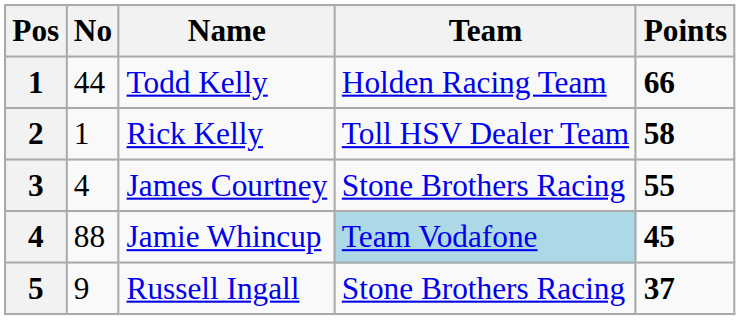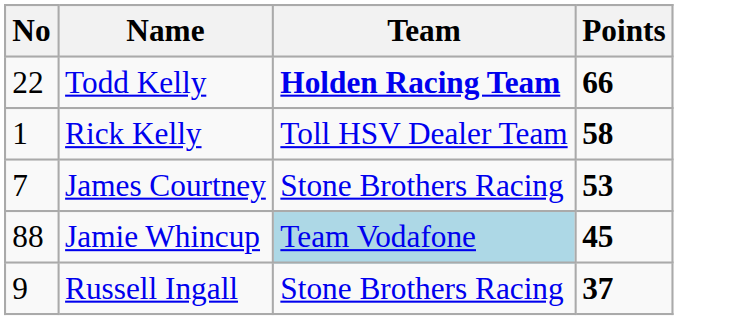- column: (36, 30)
(89, 82) 44 -> (28, 82) 22
(474, 82) normal -> (420, 82) bold
(82, 185) 4 -> (20, 185) 7
(659, 185) 55 -> (598, 185) 53
